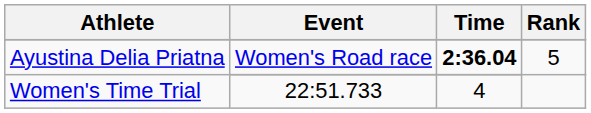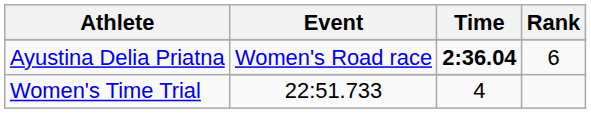(554, 57) 5 -> (554, 57) 6
